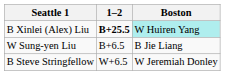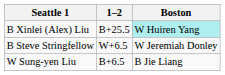(114, 29) bold -> (114, 29) normal
rows swapped: (41, 45) <-> (50, 62)
